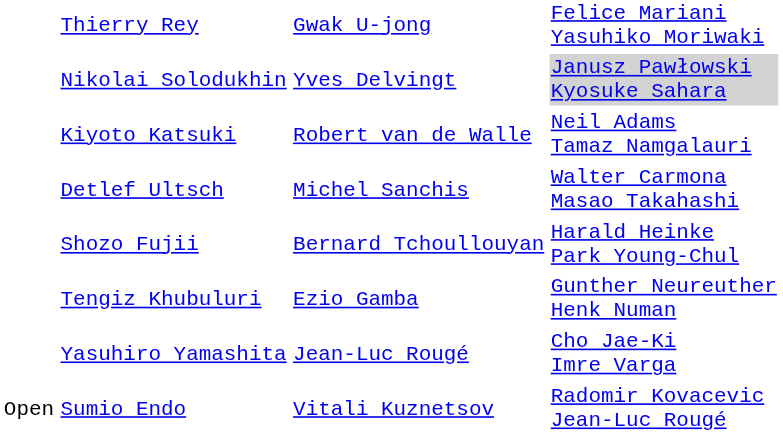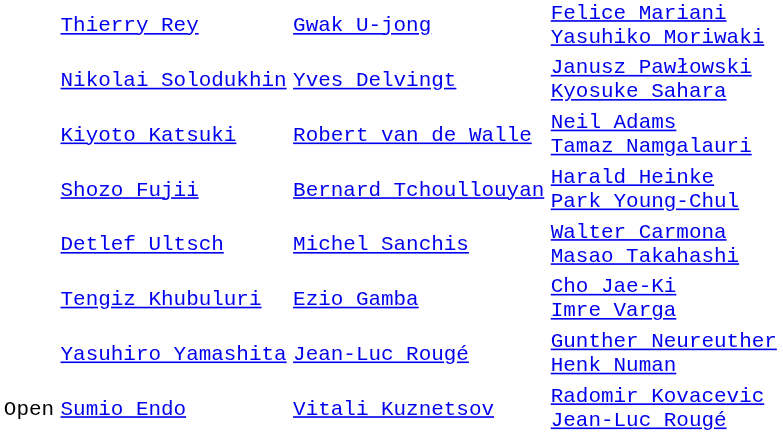(651, 80) lightgrey background -> (651, 80) no background
rows swapped: (130, 244) <-> (142, 189)
(664, 299) Gunther Neureuther Henk Numan -> (614, 299) Cho Jae-Ki Imre Varga
(614, 353) Cho Jae-Ki Imre Varga -> (664, 353) Gunther Neureuther Henk Numan
